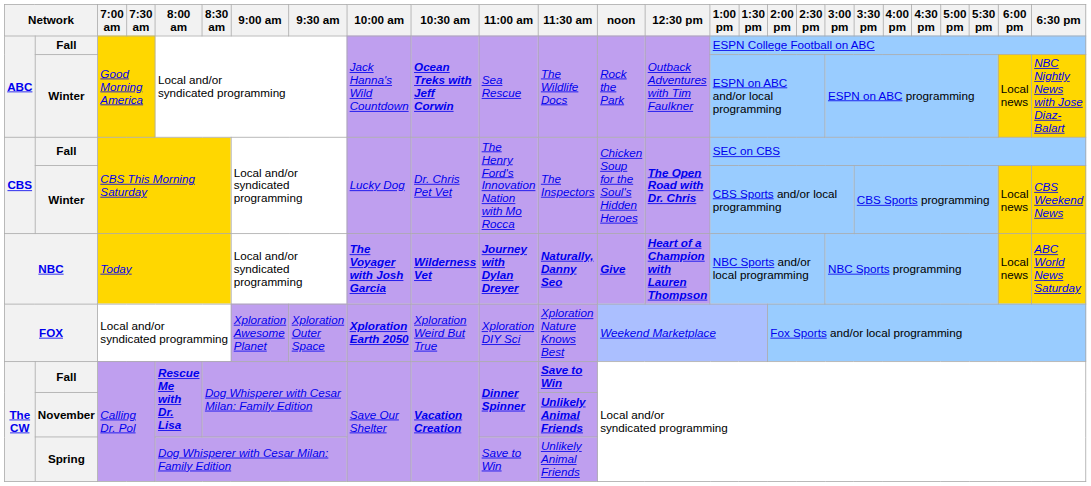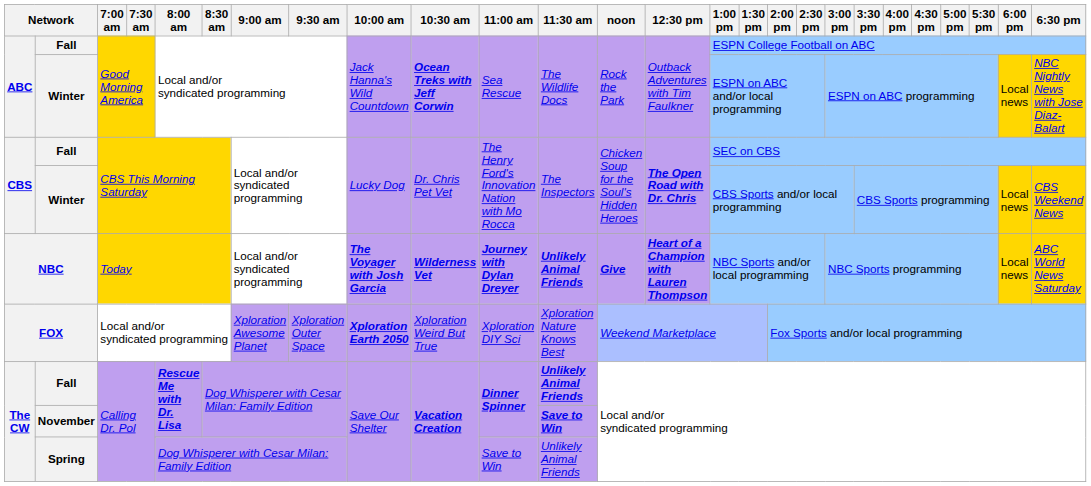(567, 269) Naturally, Danny Seo -> (563, 269) Unlikely Animal Friends
(562, 377) Save to Win -> (563, 384) Unlikely Animal Friends
(563, 415) Unlikely Animal Friends -> (562, 422) Save to Win
